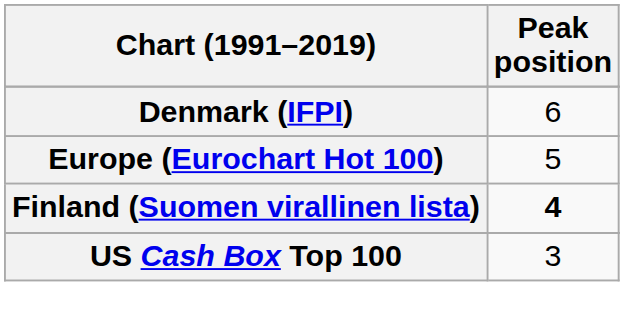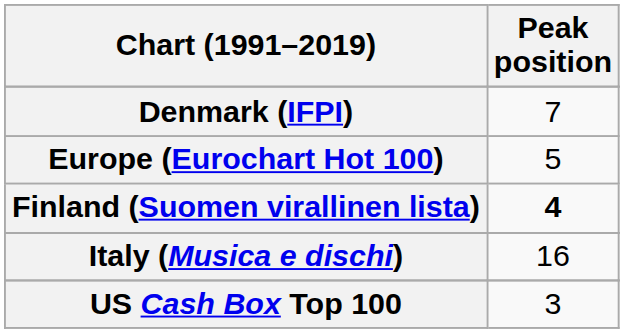(553, 111) 6 -> (553, 111) 7
+ row: (246, 255)
